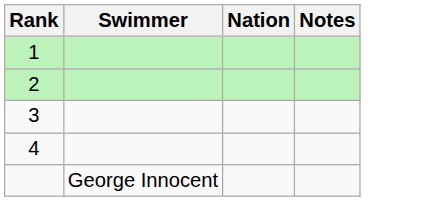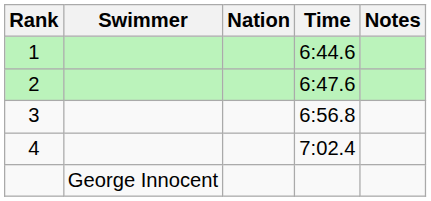+ column: (327, 20)
